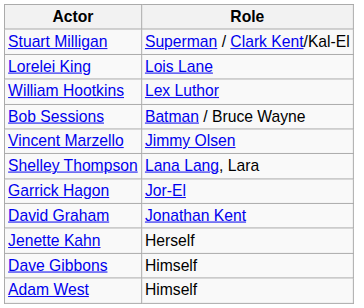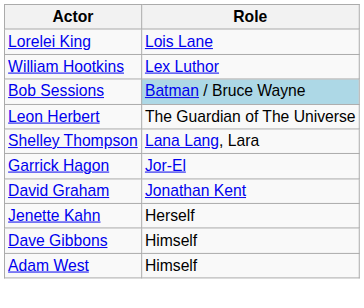- row: (58, 41)
(225, 116) no background -> (225, 91) lightblue background
- row: (66, 141)
+ row: (54, 116)
